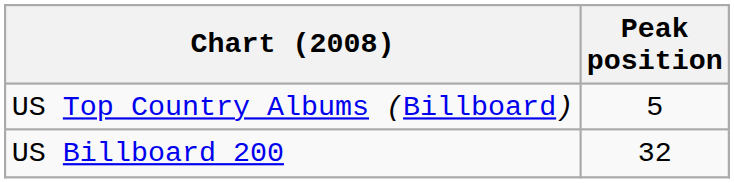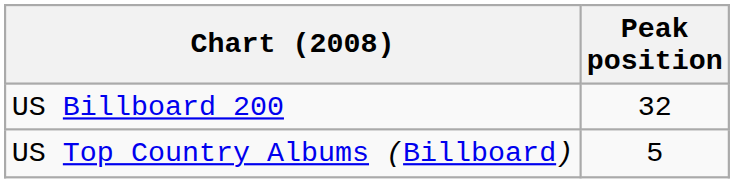rows swapped: (293, 107) <-> (148, 153)
